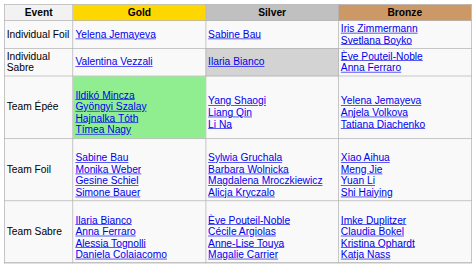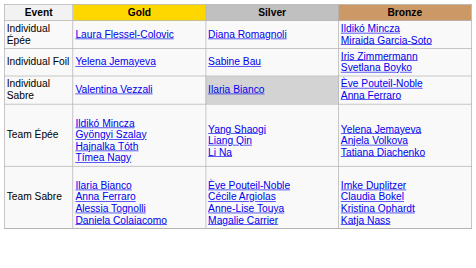+ row: (28, 34)
(111, 113) lightgreen background -> (111, 140) no background
- row: (29, 169)
